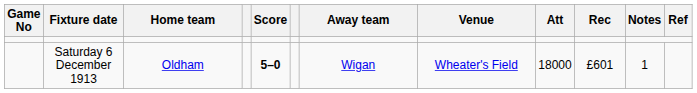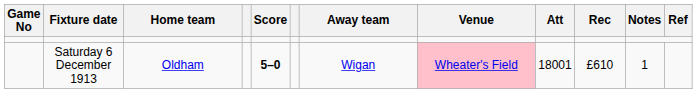(476, 65) no background -> (476, 65) pink background
(555, 65) 18000 -> (555, 65) 18001
(600, 65) £601 -> (600, 65) £610
